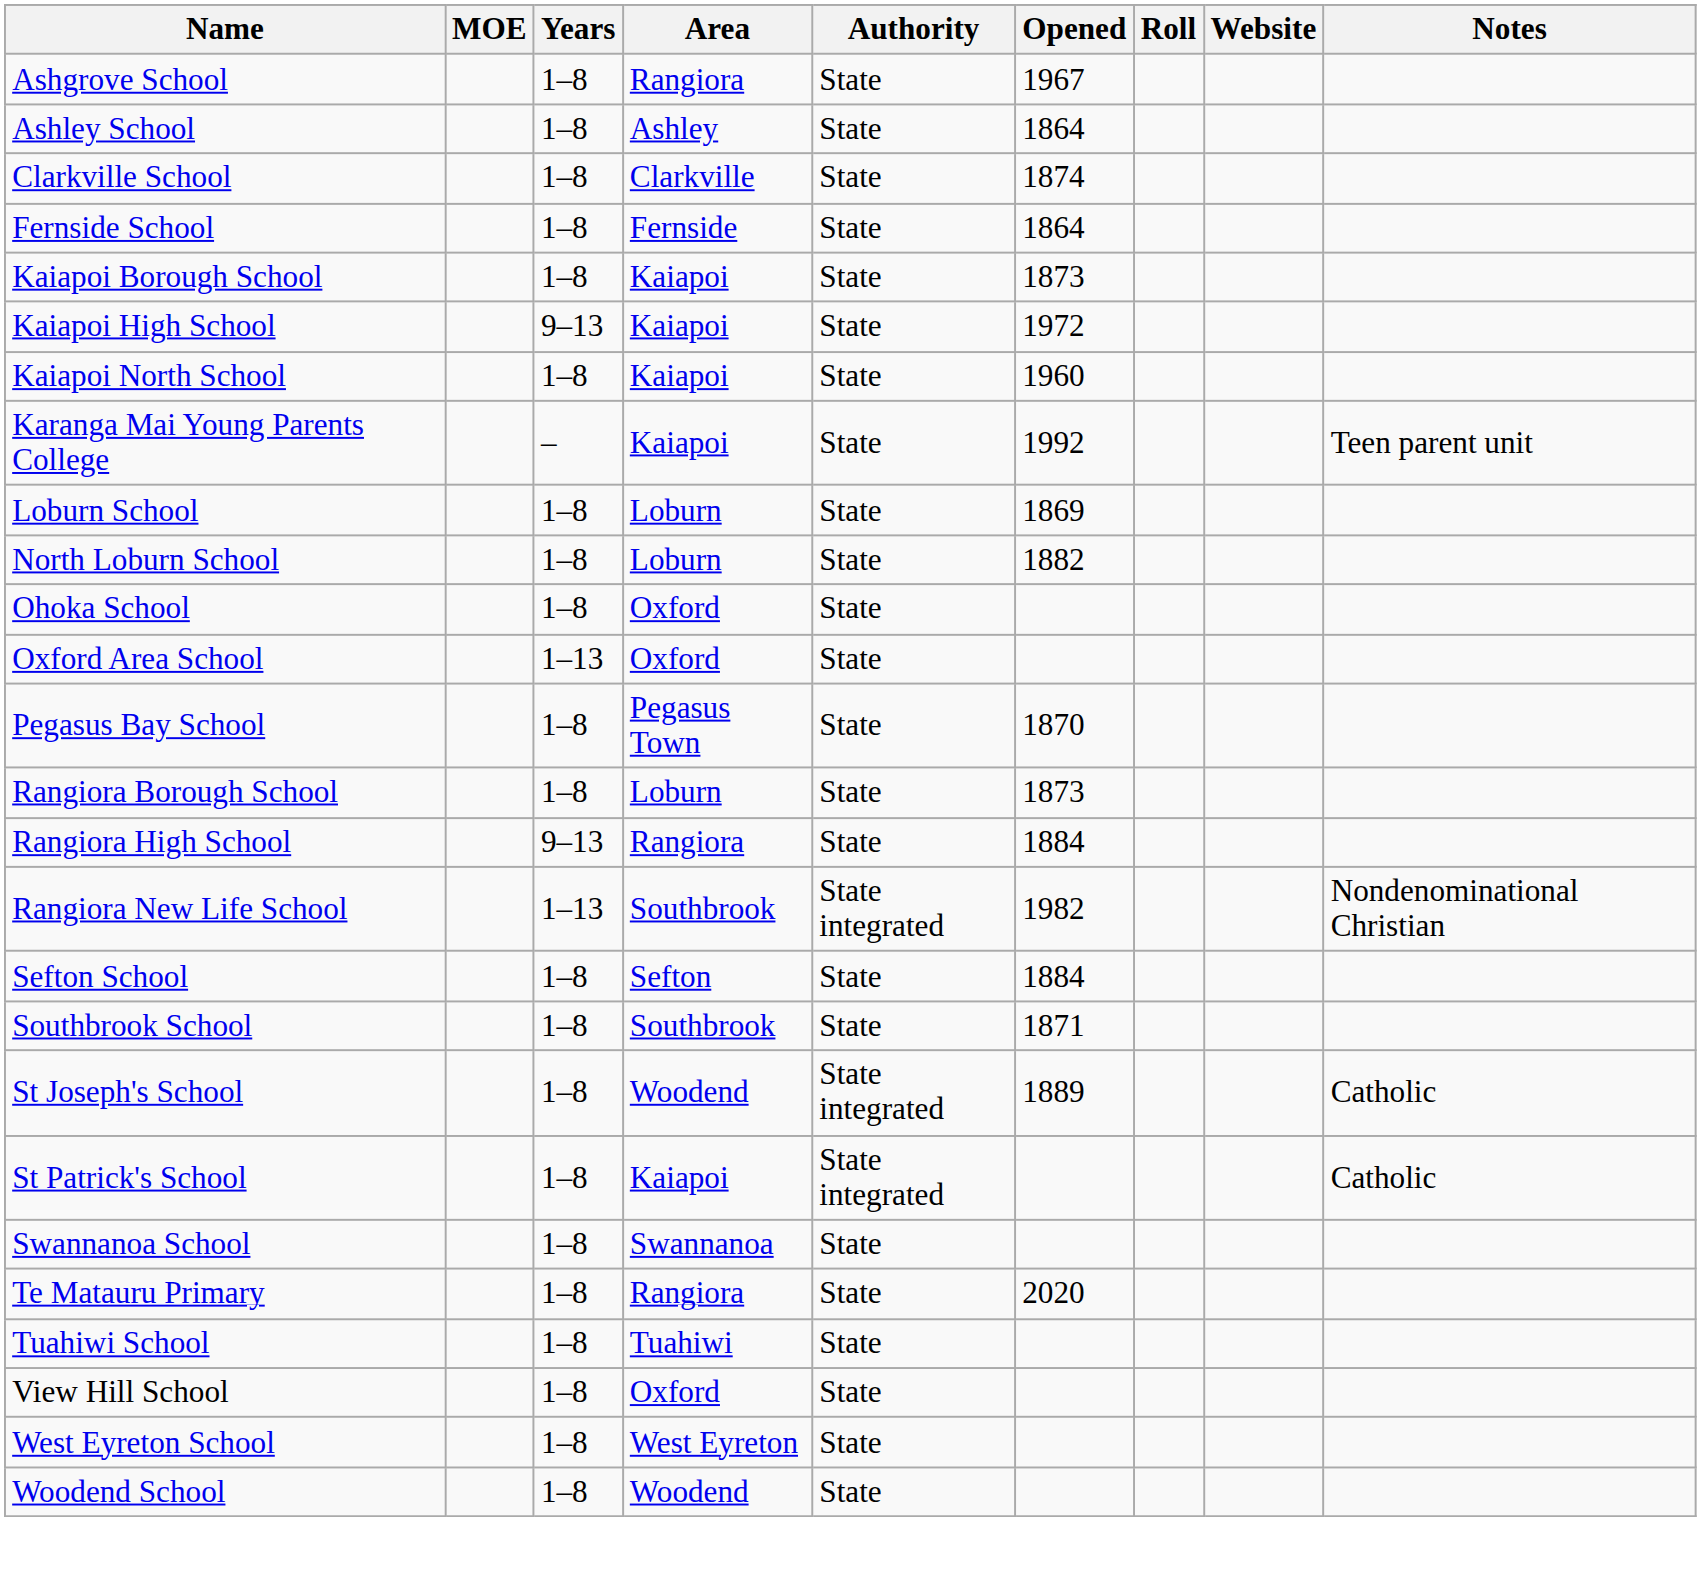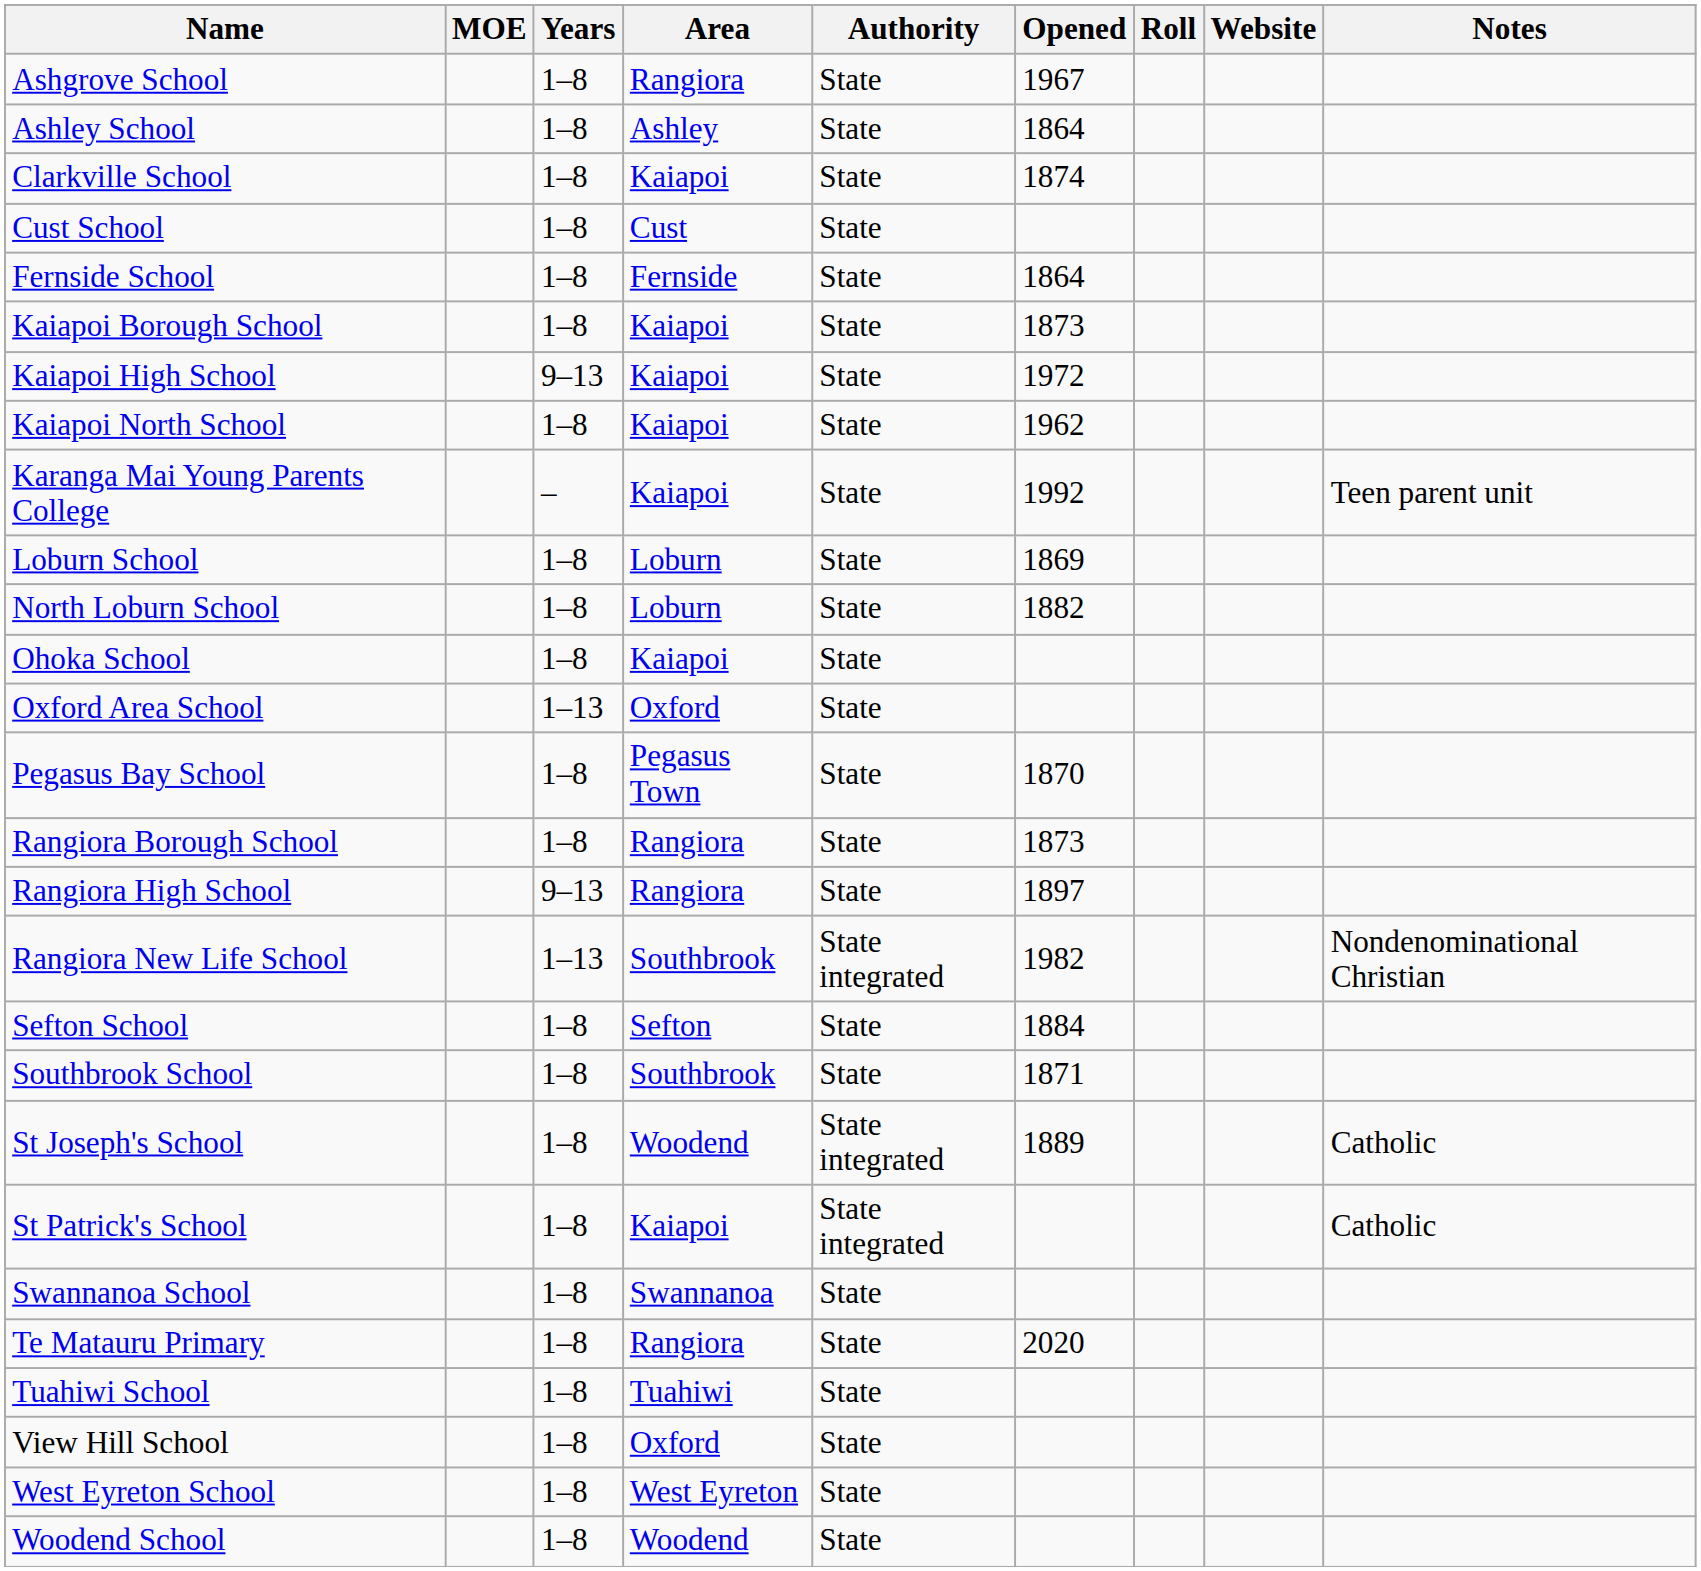(692, 177) Clarkville -> (679, 177) Kaiapoi
+ row: (88, 227)
(1053, 375) 1960 -> (1053, 425) 1962
(675, 608) Oxford -> (679, 658) Kaiapoi
(676, 792) Loburn -> (687, 841) Rangiora
(1053, 841) 1884 -> (1053, 891) 1897
